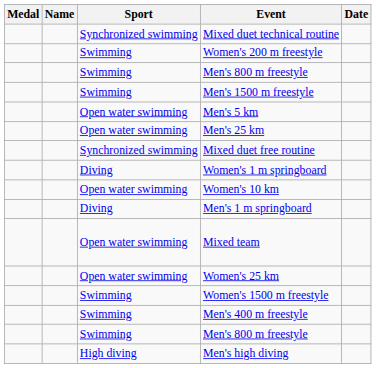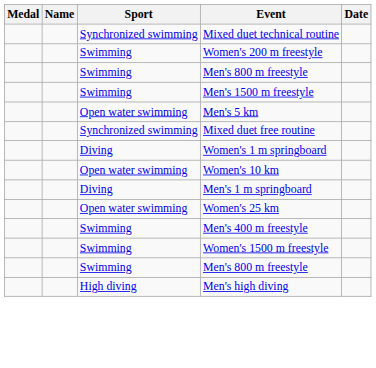- row: (134, 131)
- row: (134, 242)
rows swapped: (106, 315) <-> (106, 295)
